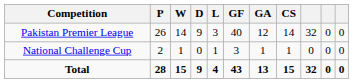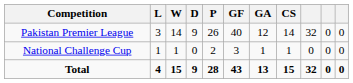columns swapped: (160, 14) <-> (215, 14)
